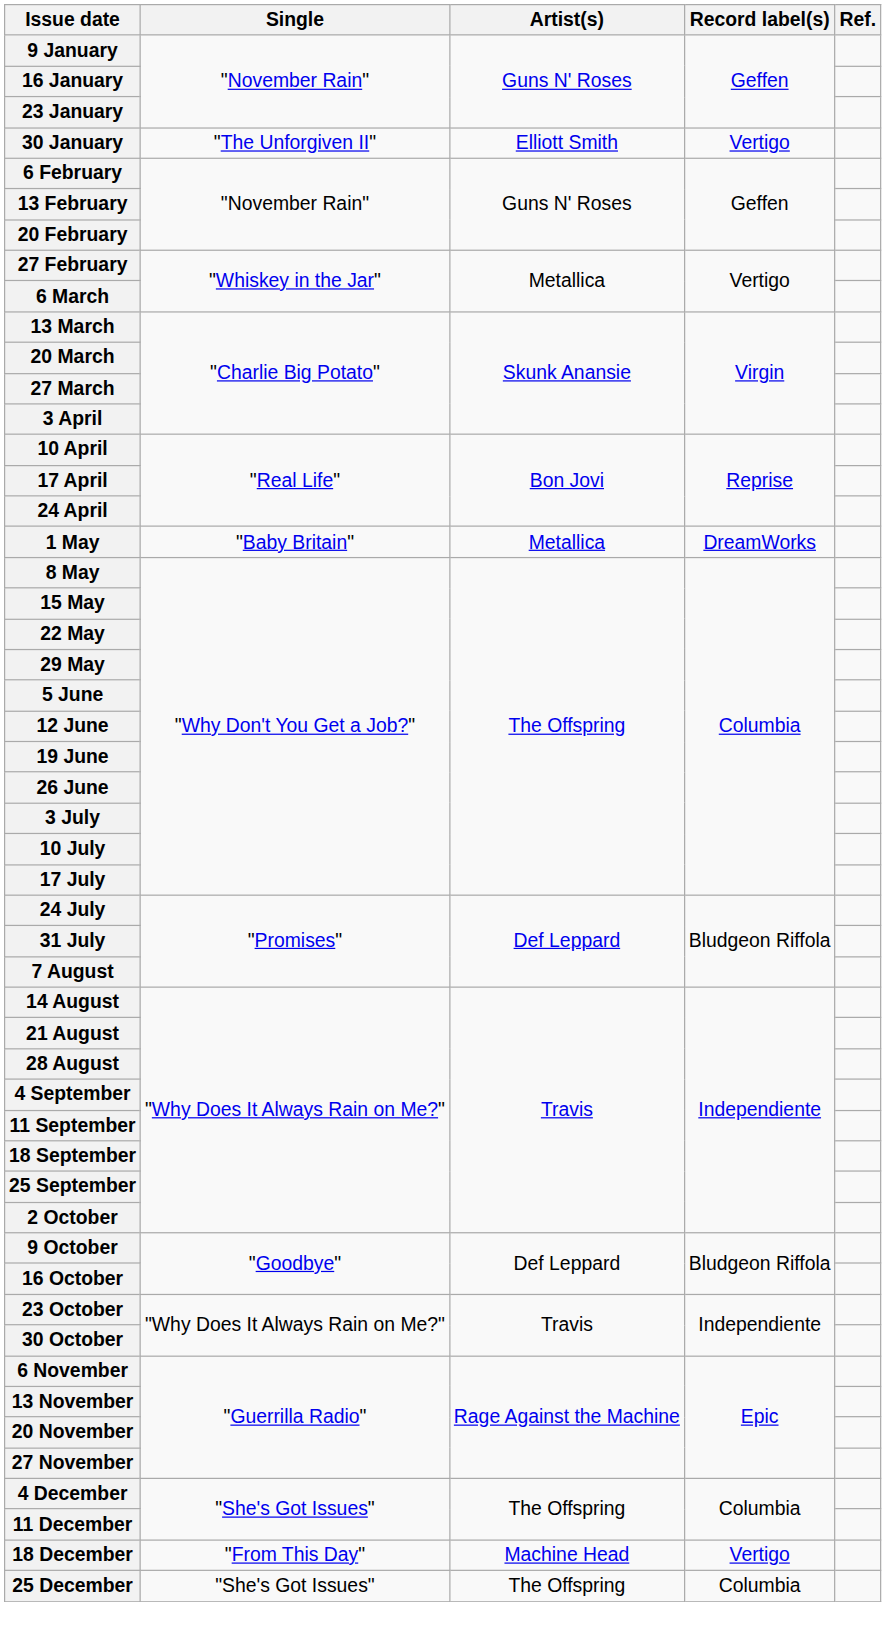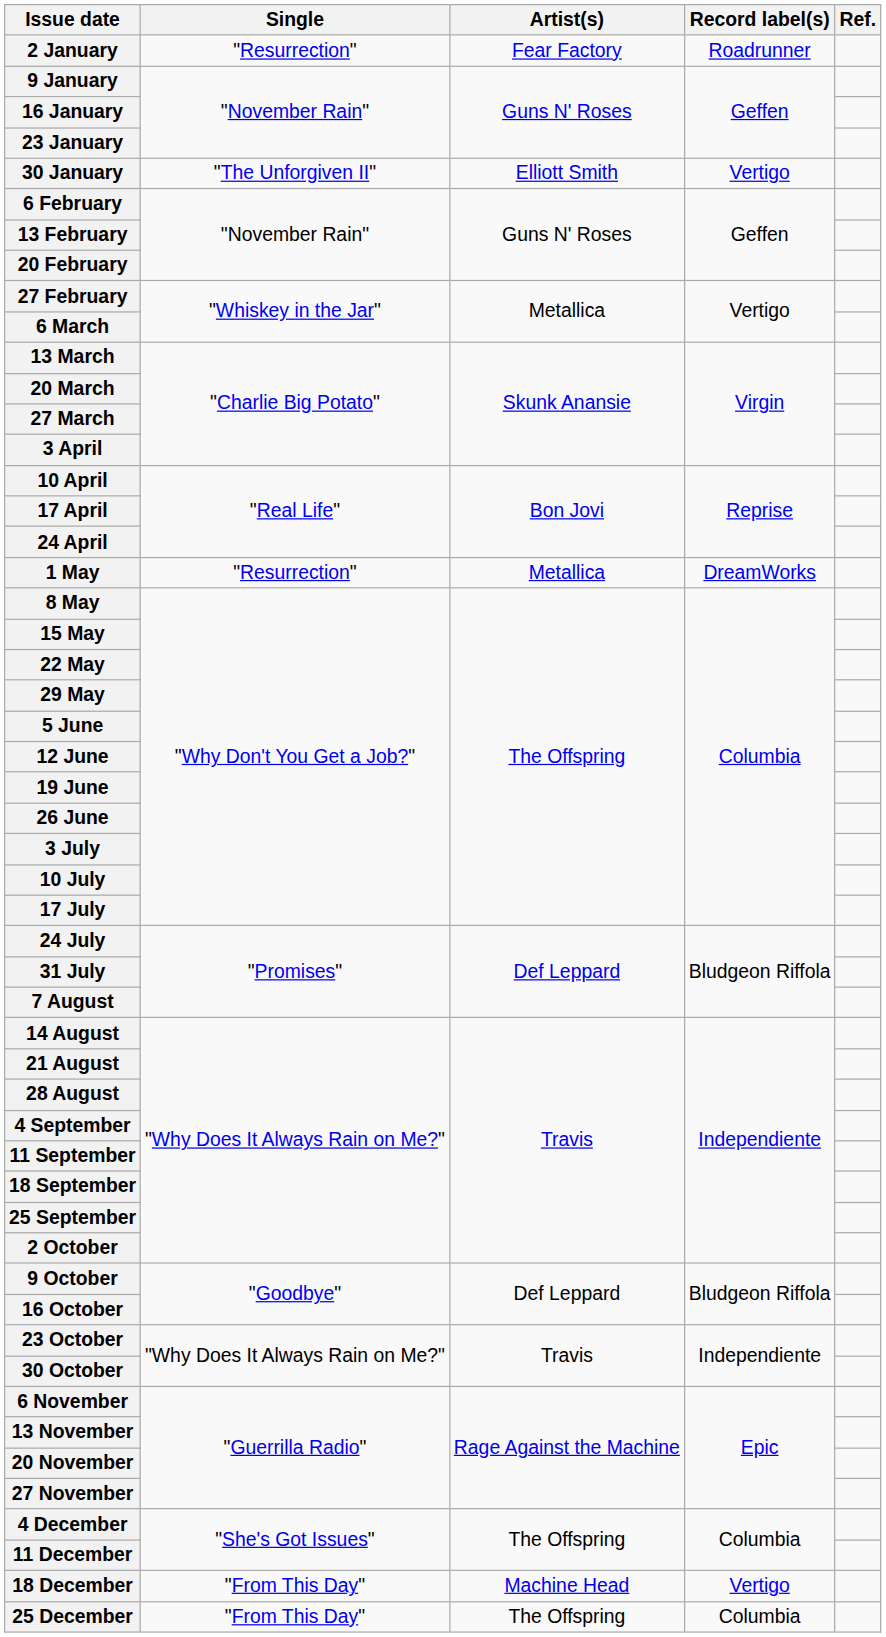+ row: (73, 50)
(295, 541) "Baby Britain" -> (295, 572) "Resurrection"
(295, 1585) "She's Got Issues" -> (295, 1616) "From This Day"
